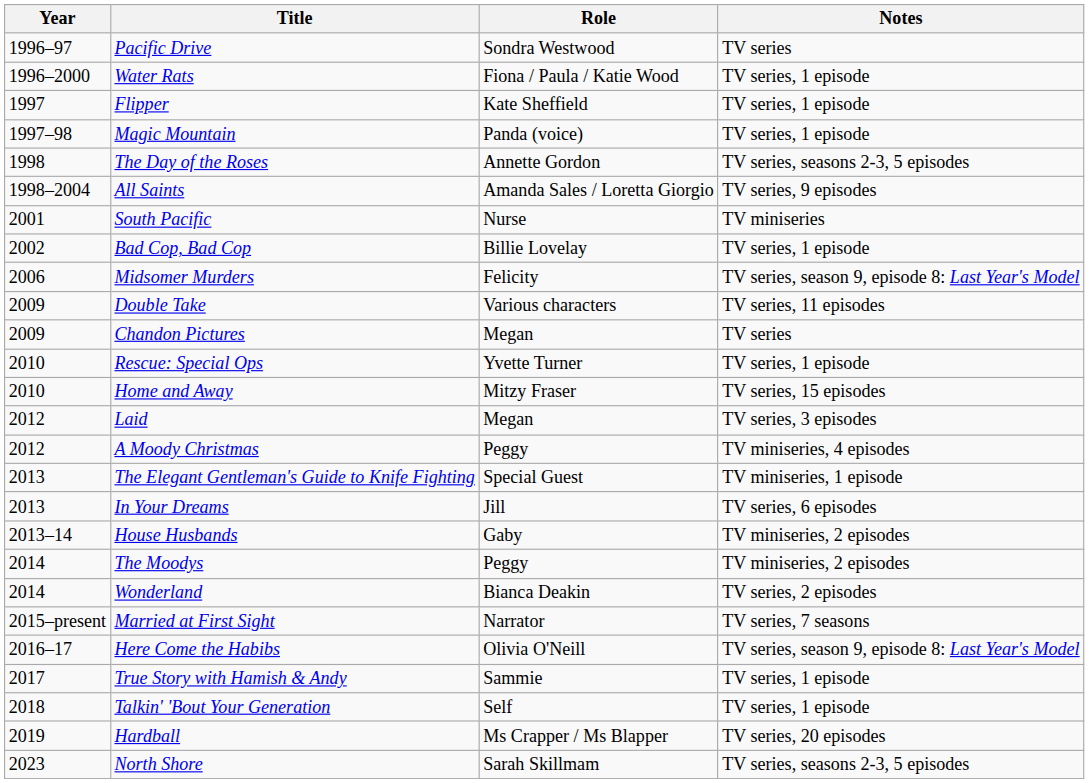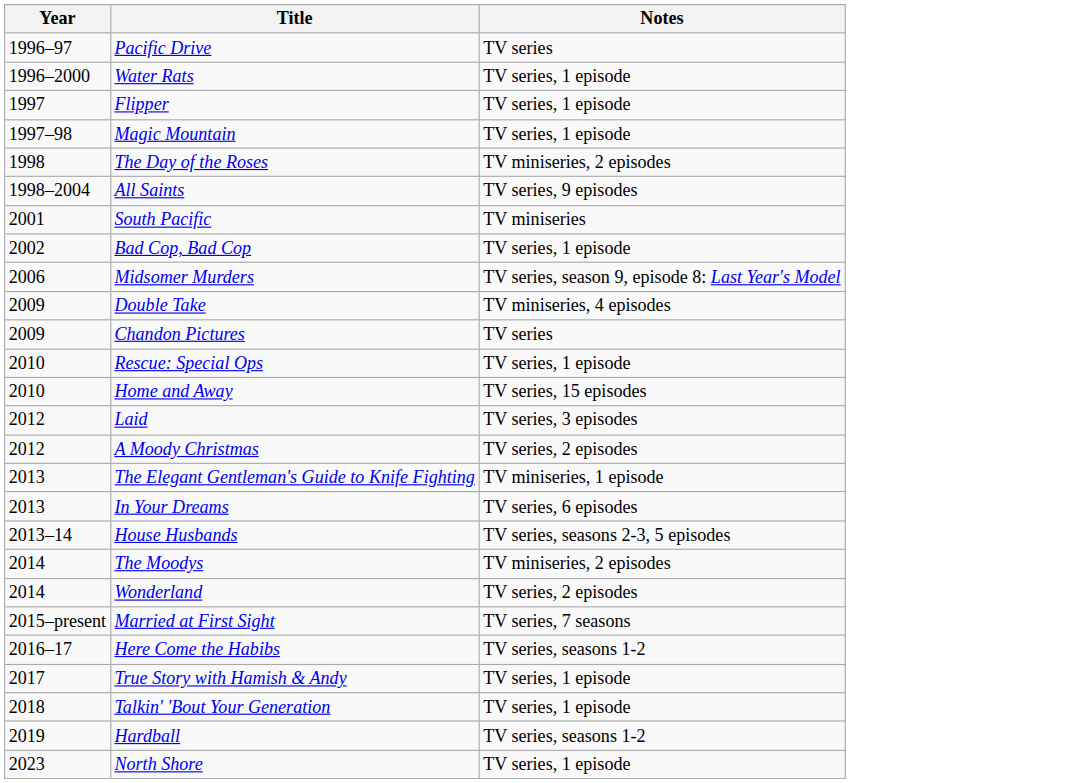- column: (599, 18)
(846, 162) TV series, seasons 2-3, 5 episodes -> (577, 162) TV miniseries, 2 episodes
(804, 305) TV series, 11 episodes -> (577, 305) TV miniseries, 4 episodes
(816, 448) TV miniseries, 4 episodes -> (560, 448) TV series, 2 episodes
(816, 534) TV miniseries, 2 episodes -> (607, 534) TV series, seasons 2-3, 5 episodes
(901, 649) TV series, season 9, episode 8: Last Year's Model -> (564, 649) TV series, seasons 1-2
(804, 735) TV series, 20 episodes -> (564, 735) TV series, seasons 1-2
(846, 764) TV series, seasons 2-3, 5 episodes -> (557, 764) TV series, 1 episode
